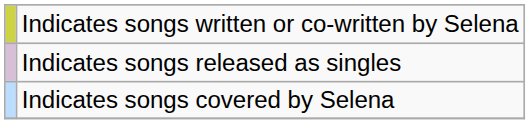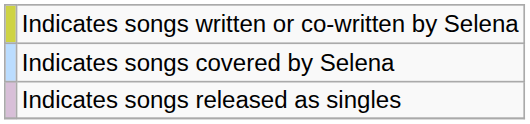rows swapped: (208, 100) <-> (211, 62)
